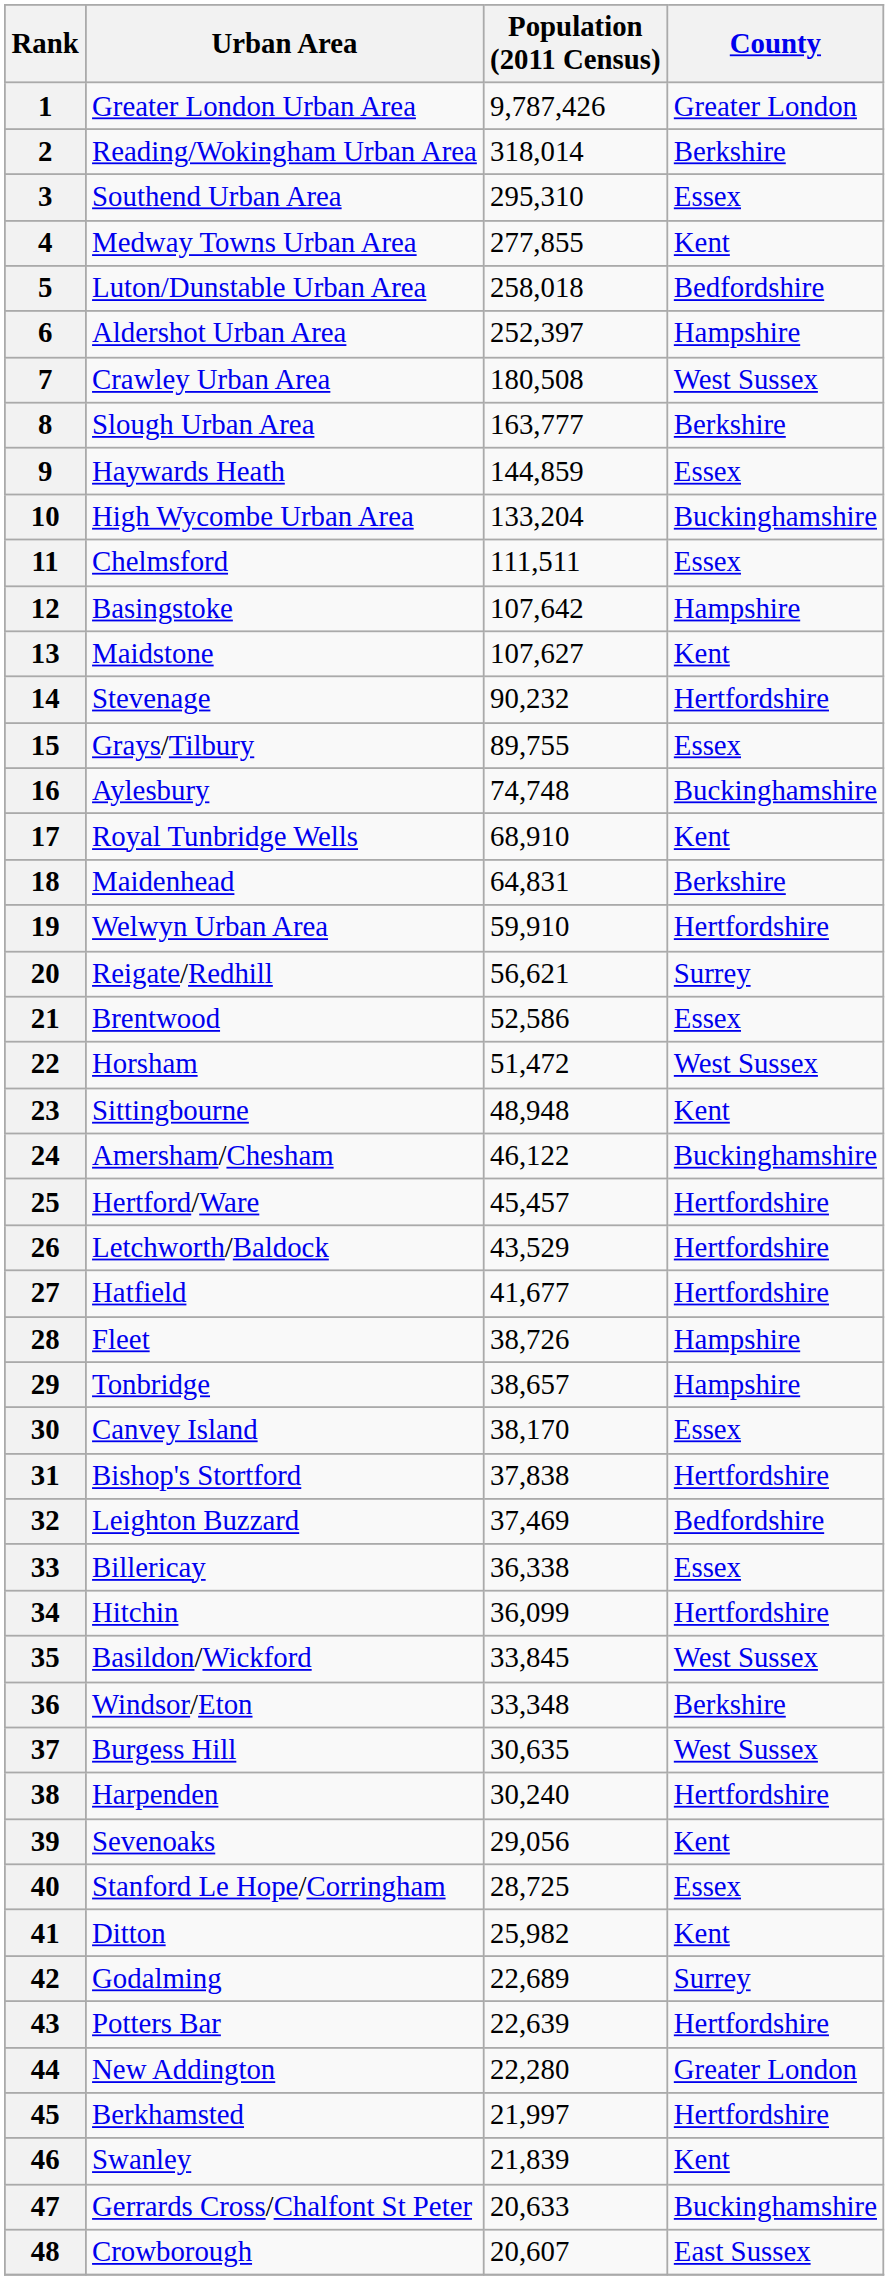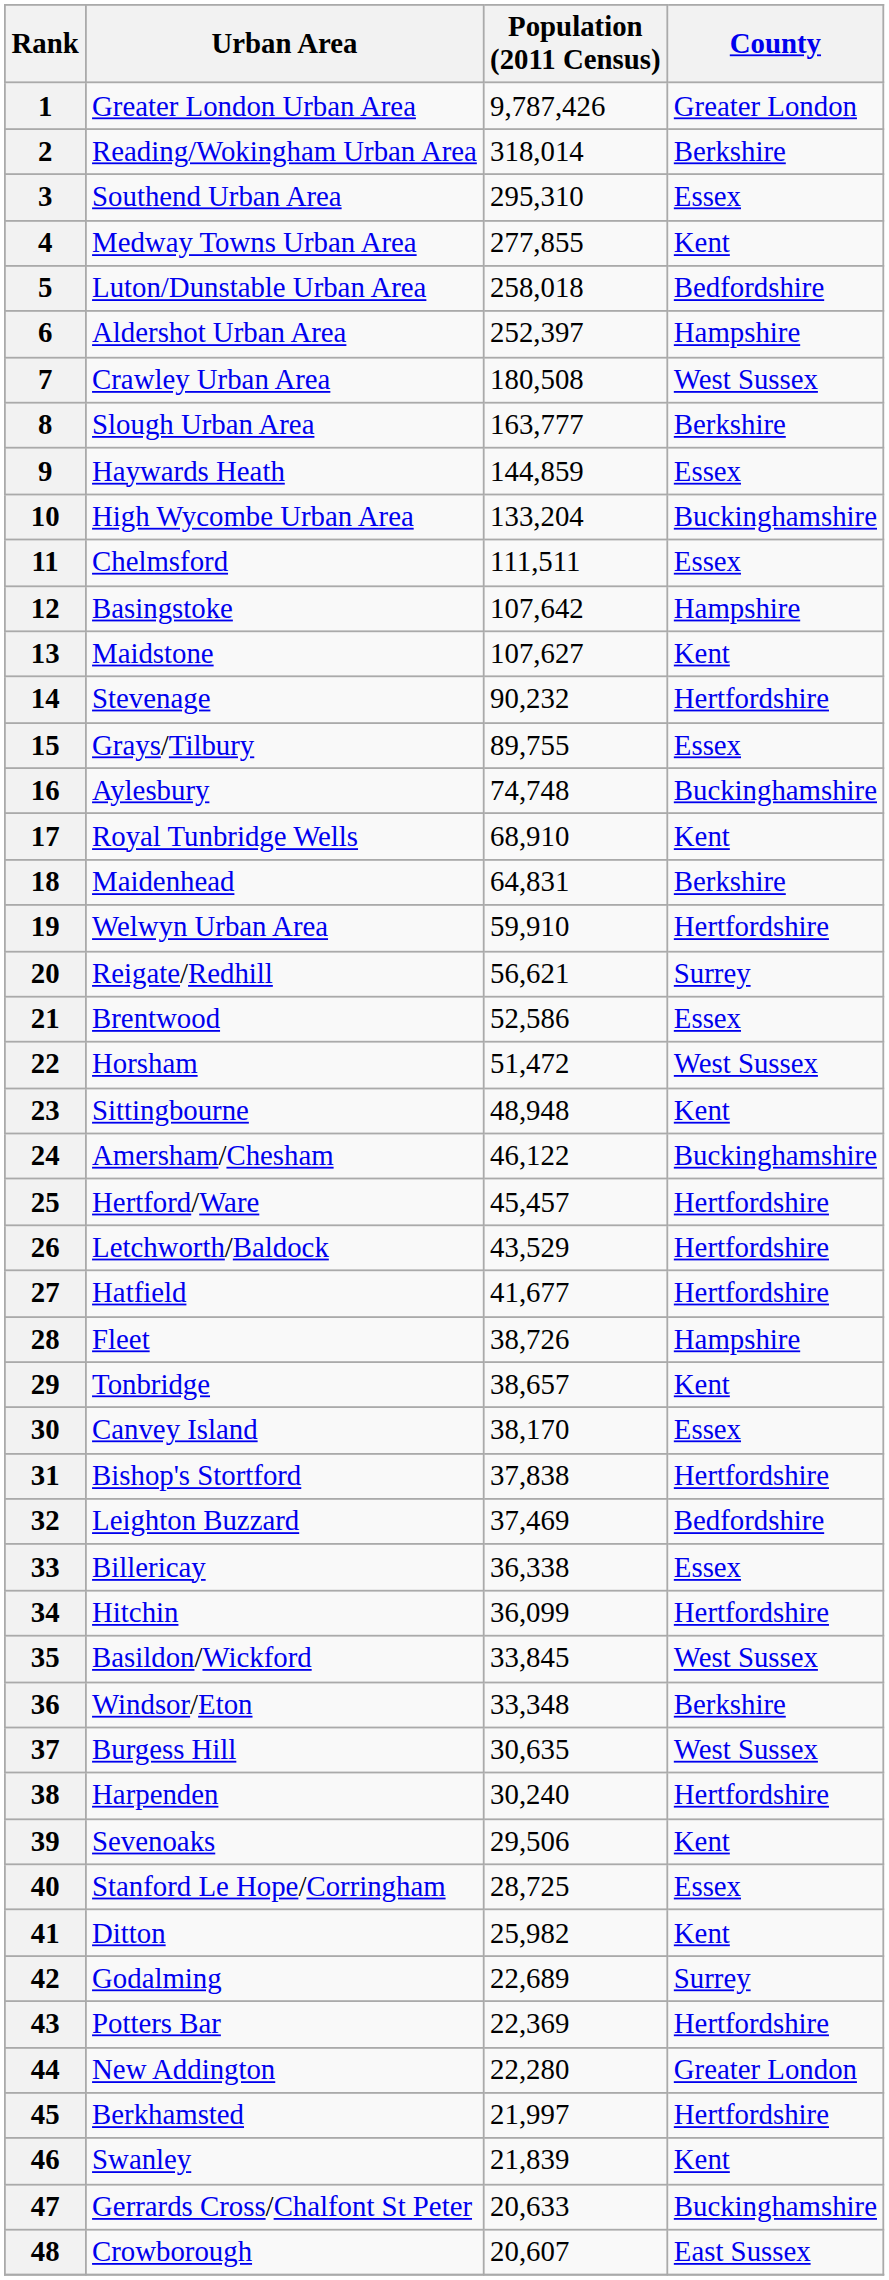(737, 1384) Hampshire -> (702, 1384) Kent
(530, 1841) 29,056 -> (530, 1841) 29,506
(530, 2023) 22,639 -> (530, 2023) 22,369
